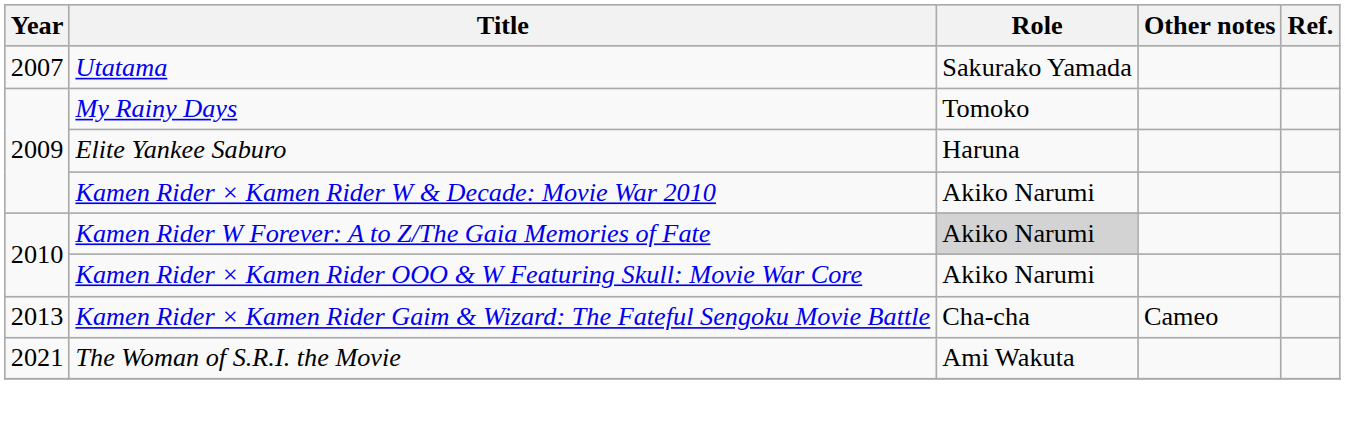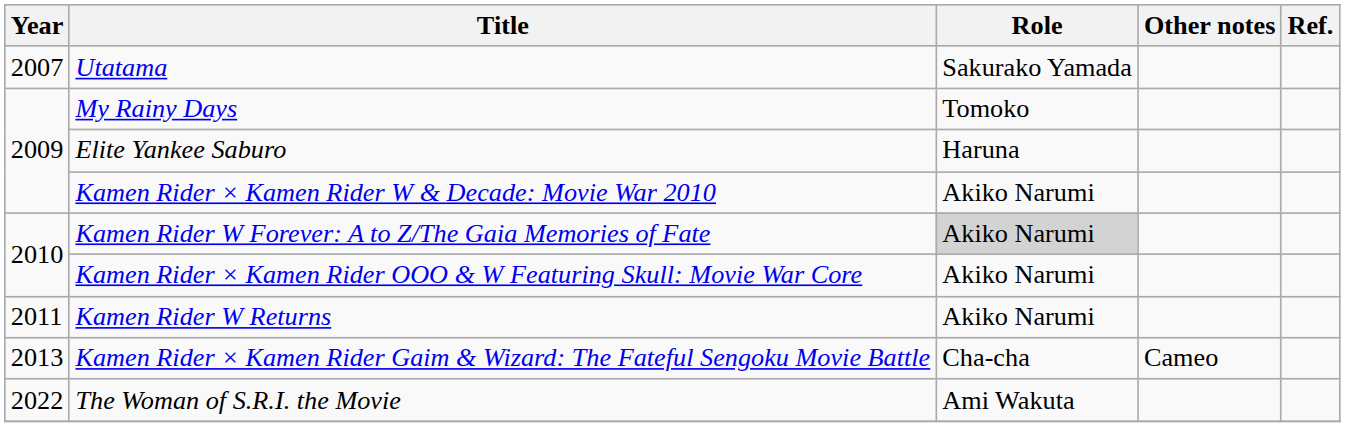+ row: (203, 316)
(37, 358) 2021 -> (37, 399) 2022
